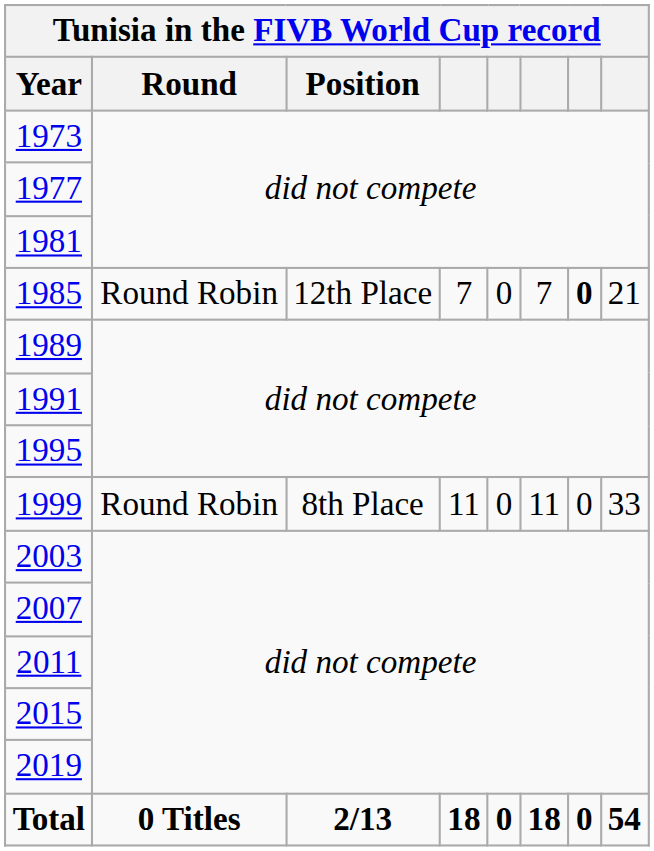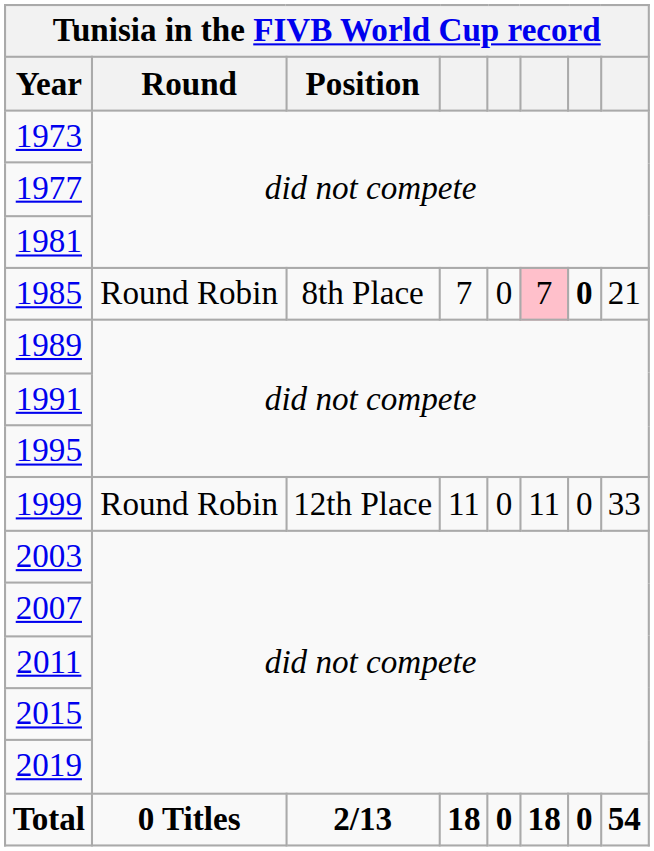(363, 293) 12th Place -> (363, 293) 8th Place
(544, 293) no background -> (544, 293) pink background
(363, 503) 8th Place -> (363, 503) 12th Place
